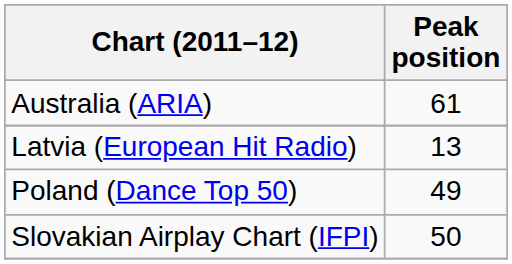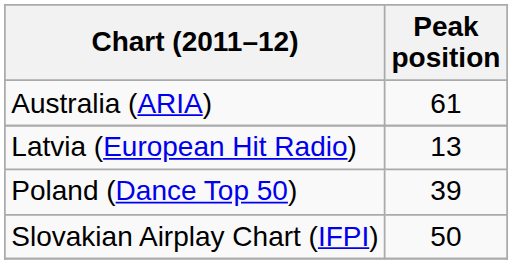(446, 191) 49 -> (446, 191) 39
